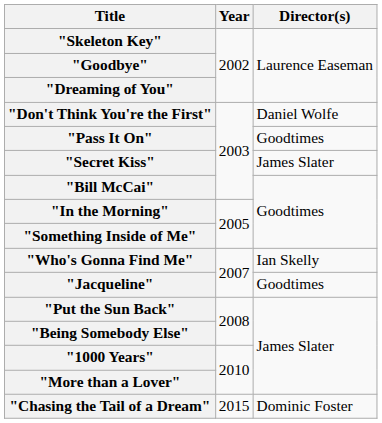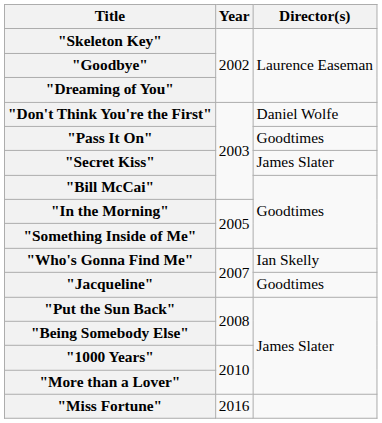- row: (110, 406)
+ row: (110, 406)
